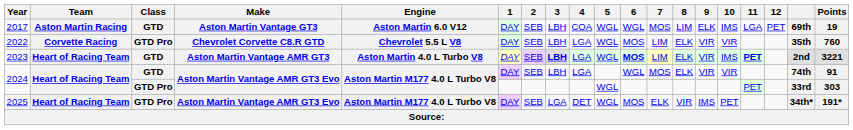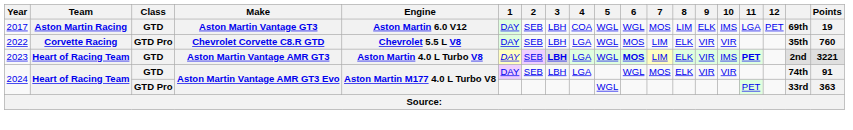(832, 86) 303 -> (827, 86) 363
- row: (17, 101)
